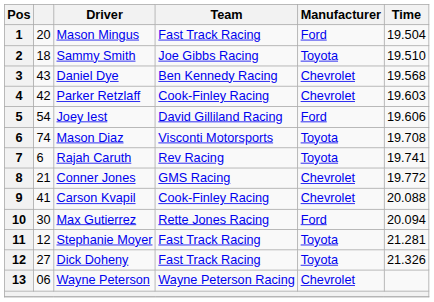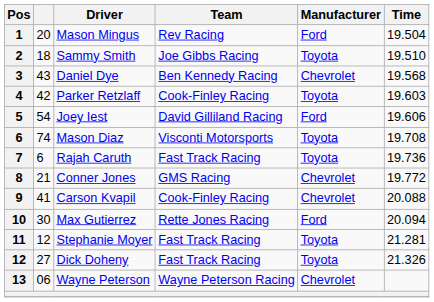(209, 34) Fast Track Racing -> (191, 34) Rev Racing
(328, 96) Chevrolet -> (319, 96) Toyota
(191, 157) Rev Racing -> (209, 157) Fast Track Racing
(406, 157) 19.741 -> (406, 157) 19.736
